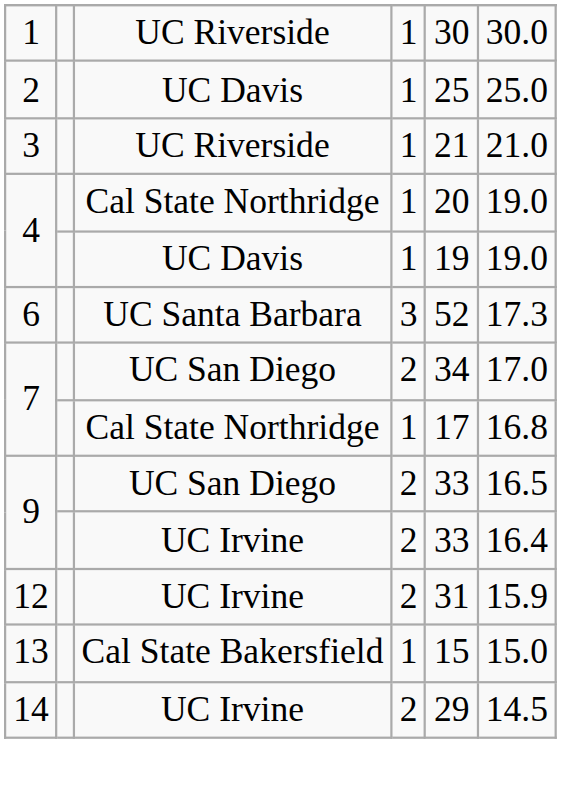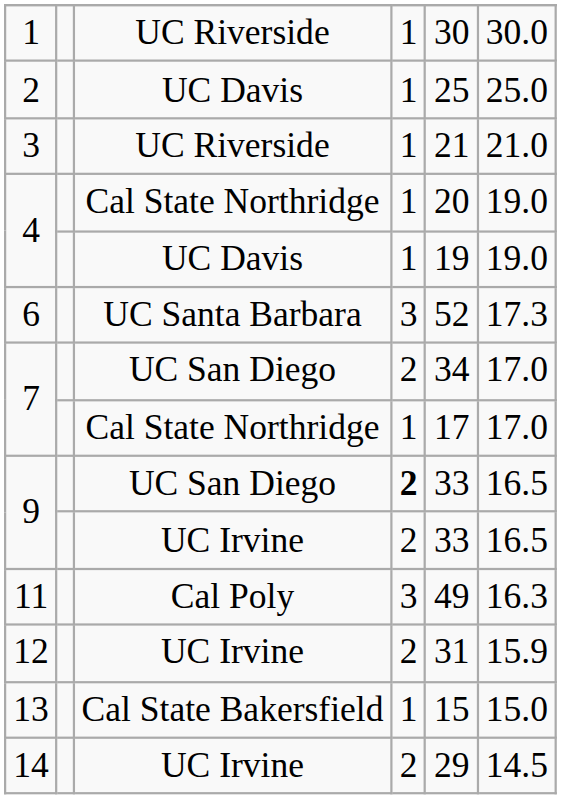(517, 426) 16.8 -> (517, 426) 17.0
(409, 483) normal -> (409, 483) bold
(517, 539) 16.4 -> (517, 539) 16.5
+ row: (31, 595)
